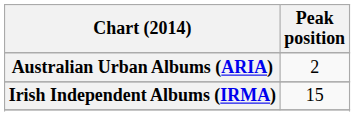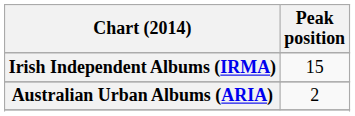rows swapped: (142, 67) <-> (142, 95)
